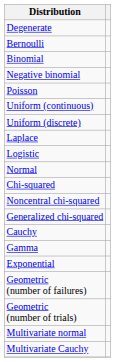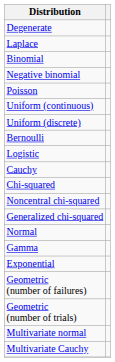rows swapped: (25, 43) <-> (22, 138)
rows swapped: (22, 169) <-> (22, 232)
